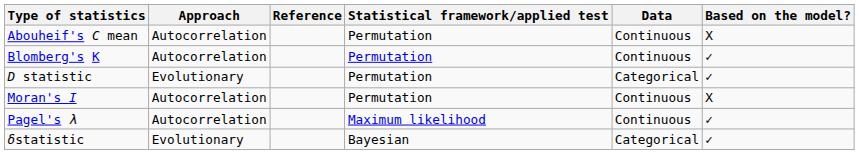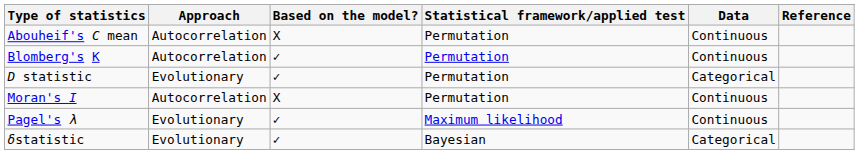columns swapped: (778, 15) <-> (307, 15)
(209, 119) Autocorrelation -> (198, 119) Evolutionary
